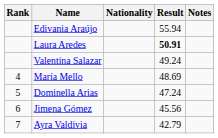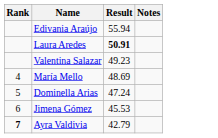- column: (129, 12)
(170, 60) 49.24 -> (119, 60) 49.23
(170, 108) 45.56 -> (119, 108) 45.53
(18, 124) normal -> (18, 124) bold
